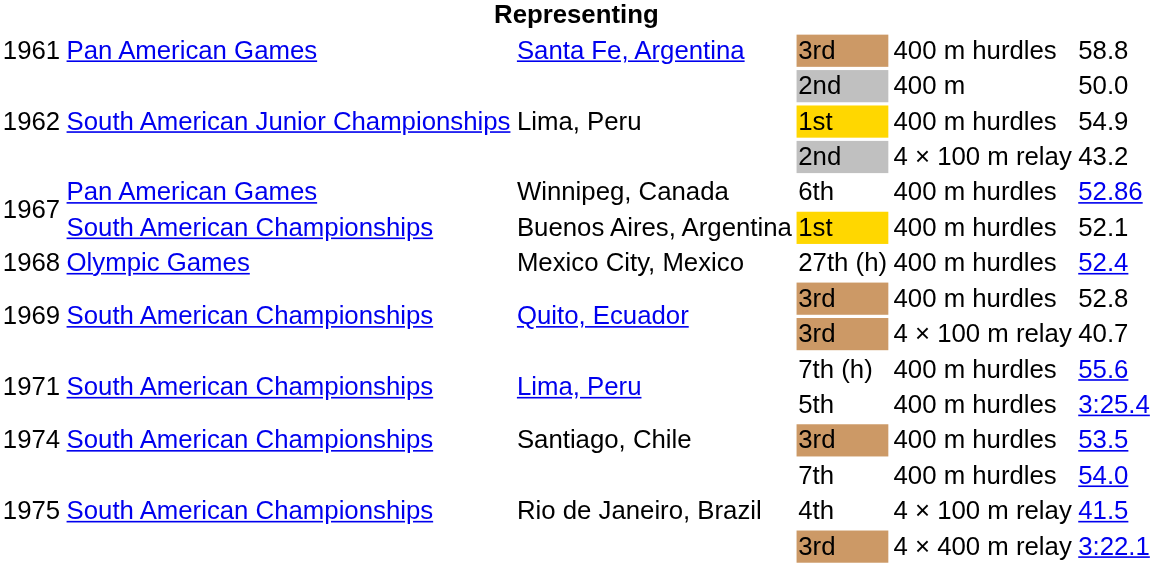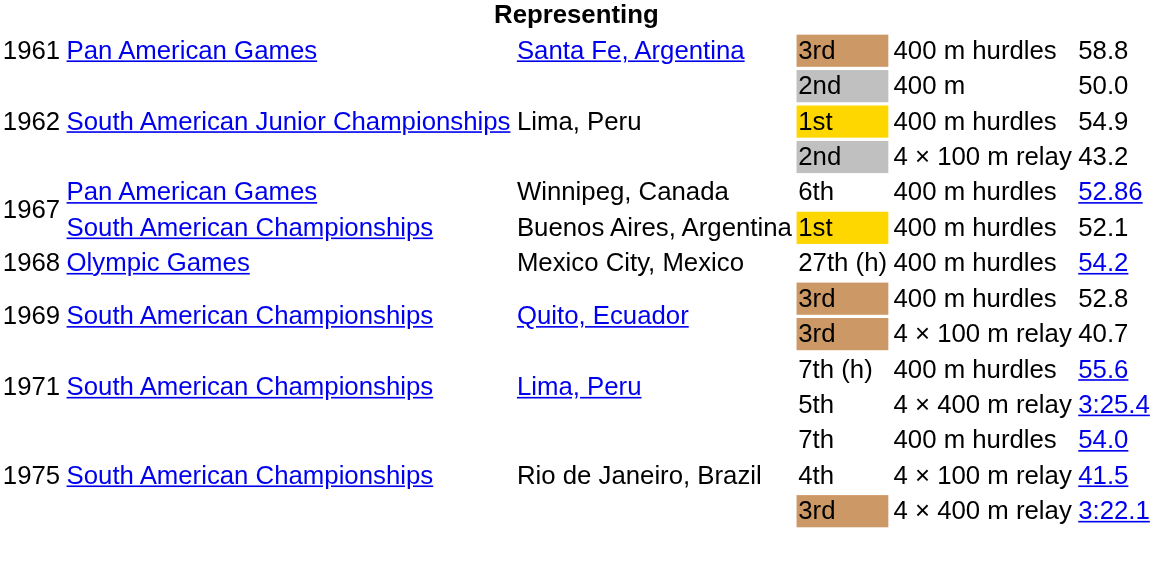(1103, 262) 52.4 -> (1103, 262) 54.2
(975, 404) 400 m hurdles -> (983, 404) 4 × 400 m relay
- row: (31, 440)
